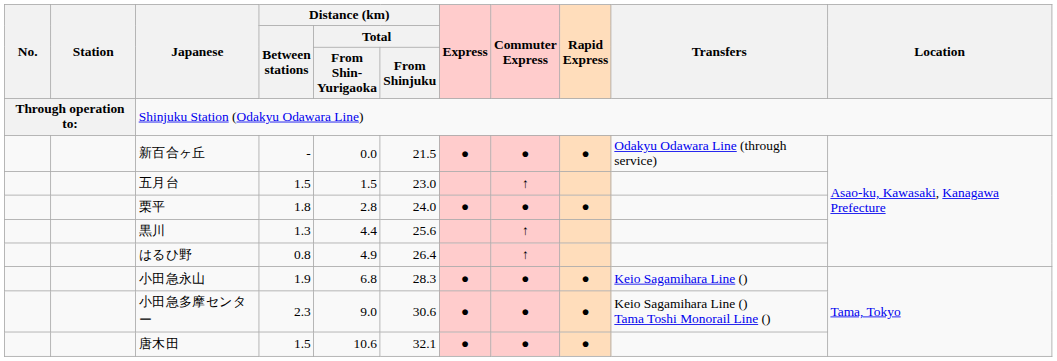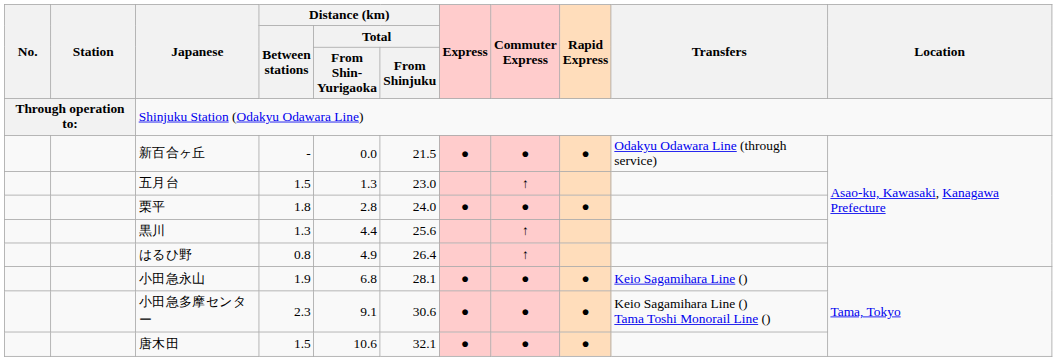(369, 183) 1.5 -> (369, 183) 1.3
(424, 278) 28.3 -> (424, 278) 28.1
(369, 311) 9.0 -> (369, 311) 9.1
